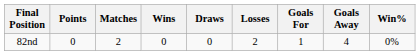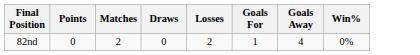- column: (164, 19)
